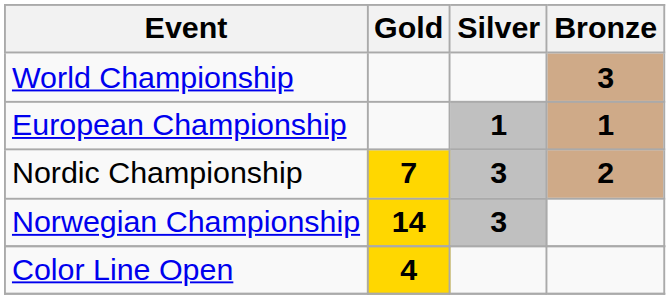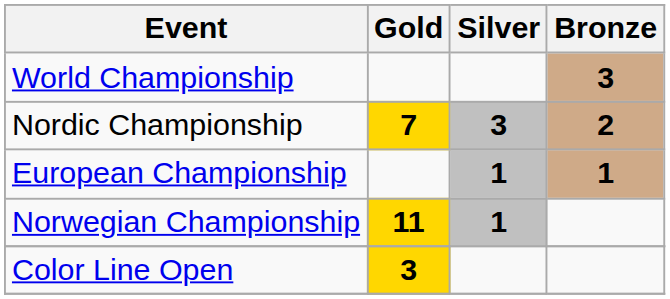rows swapped: (179, 125) <-> (157, 173)
(409, 221) 14 -> (409, 221) 11
(499, 221) 3 -> (499, 221) 1
(409, 269) 4 -> (409, 269) 3
